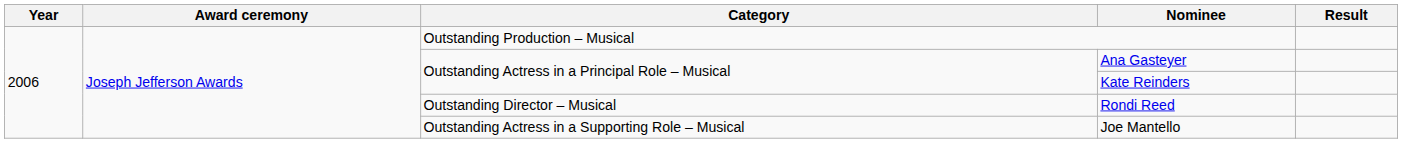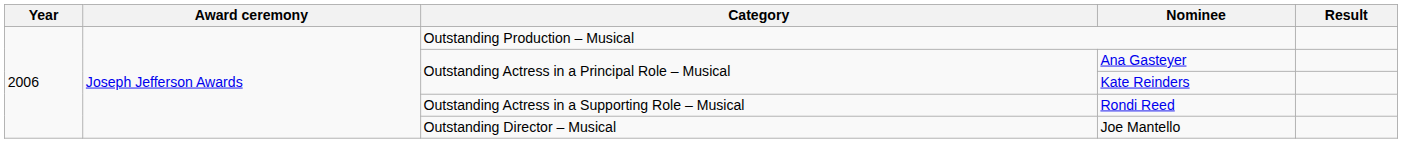(520, 104) Outstanding Director – Musical -> (584, 104) Outstanding Actress in a Supporting Role – Musical
(584, 127) Outstanding Actress in a Supporting Role – Musical -> (520, 127) Outstanding Director – Musical
